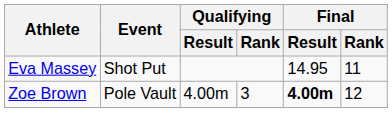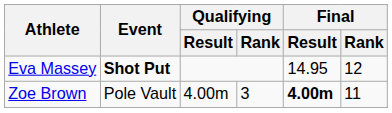(135, 68) normal -> (137, 68) bold
(353, 68) 11 -> (353, 68) 12
(353, 94) 12 -> (353, 94) 11
